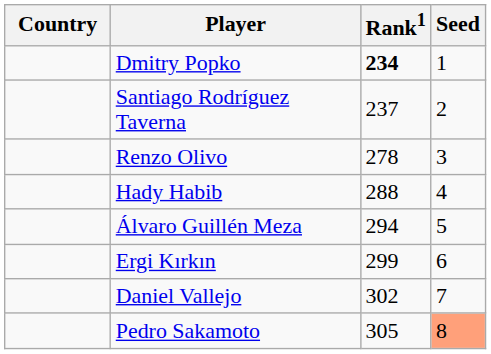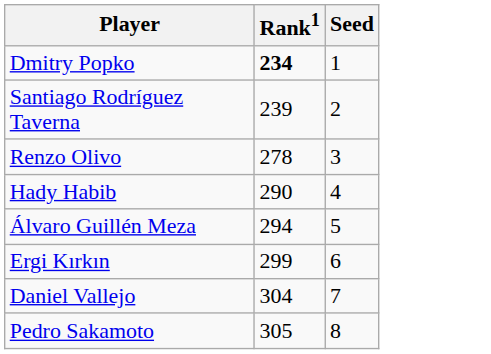- column: (58, 24)
(382, 109) 237 -> (276, 109) 239
(382, 191) 288 -> (276, 191) 290
(382, 295) 302 -> (276, 295) 304
(442, 330) lightsalmon background -> (335, 330) no background
